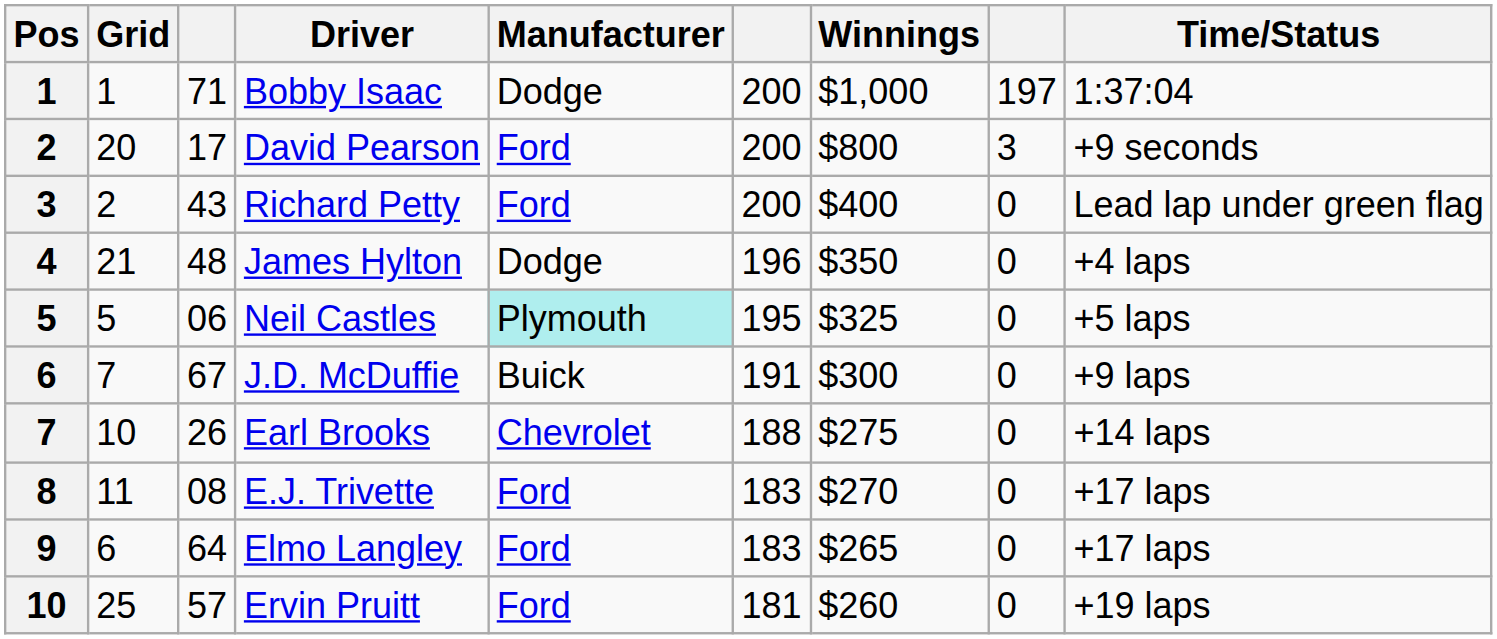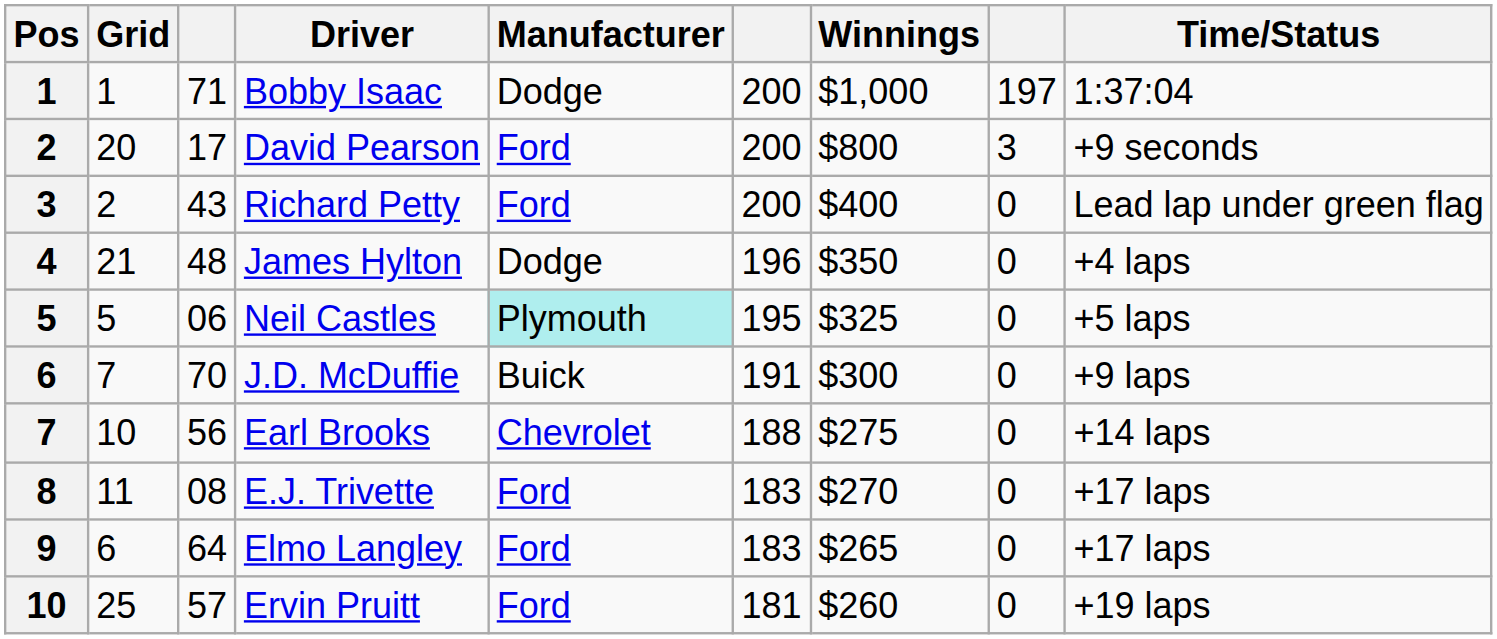(207, 376) 67 -> (207, 376) 70
(207, 433) 26 -> (207, 433) 56
